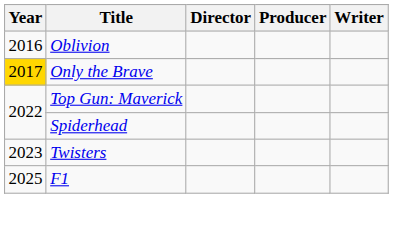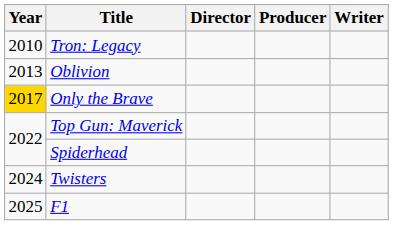+ row: (95, 44)
(25, 44) 2016 -> (25, 71) 2013
(25, 152) 2023 -> (25, 179) 2024
